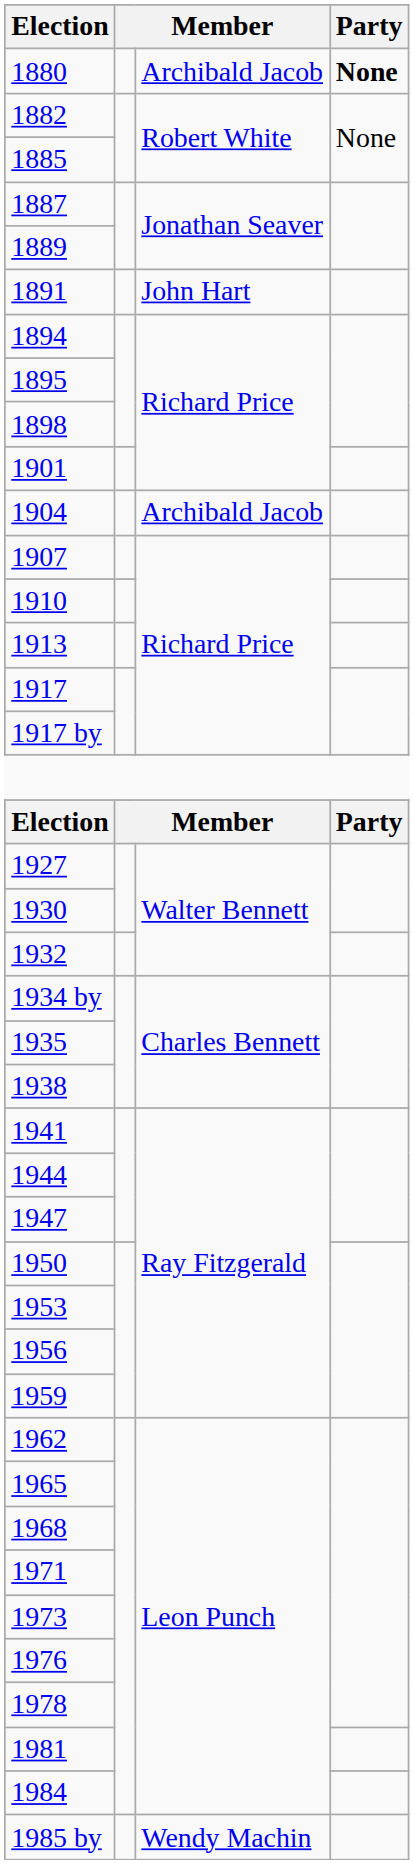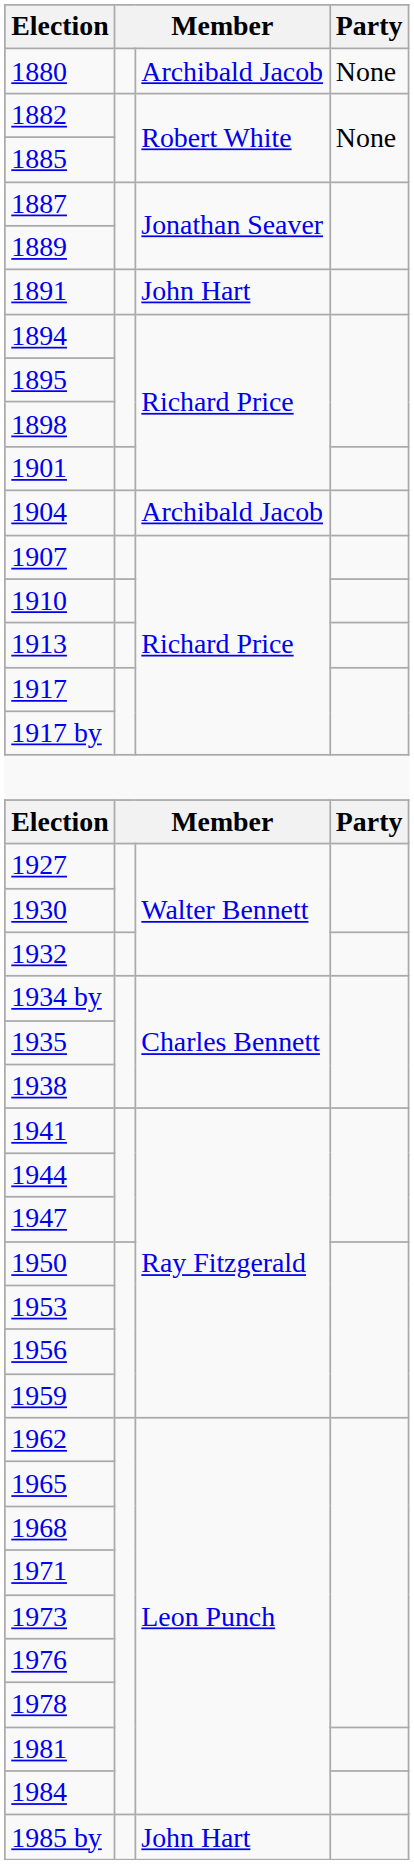(367, 70) bold -> (366, 70) normal
(226, 1836) Wendy Machin -> (196, 1836) John Hart
